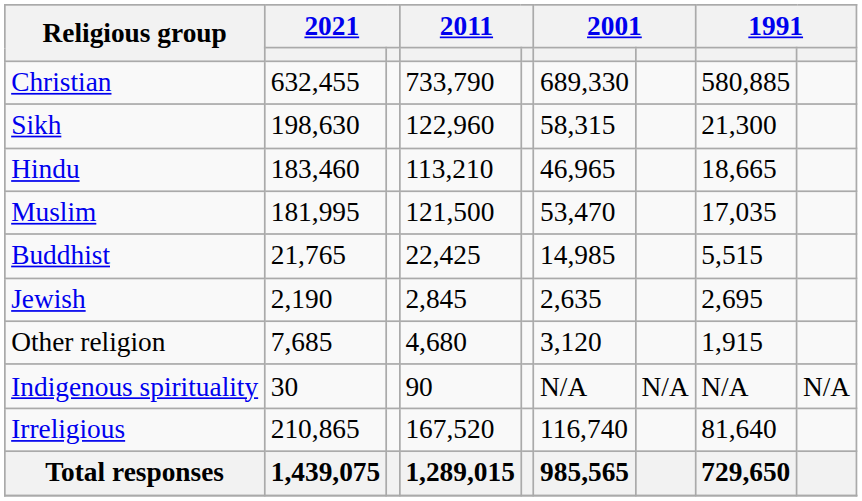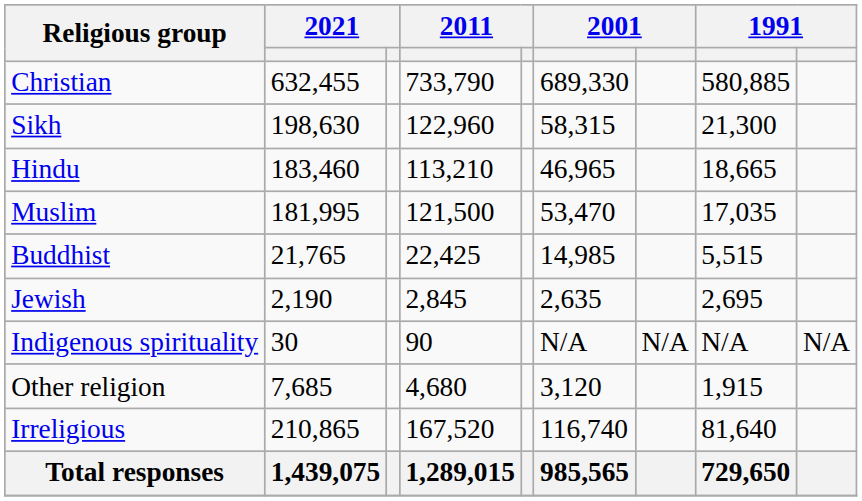rows swapped: (135, 385) <-> (88, 342)
